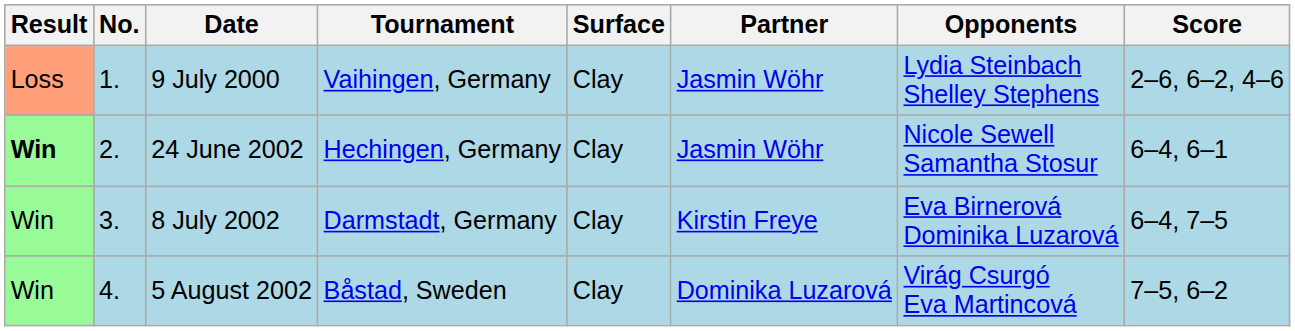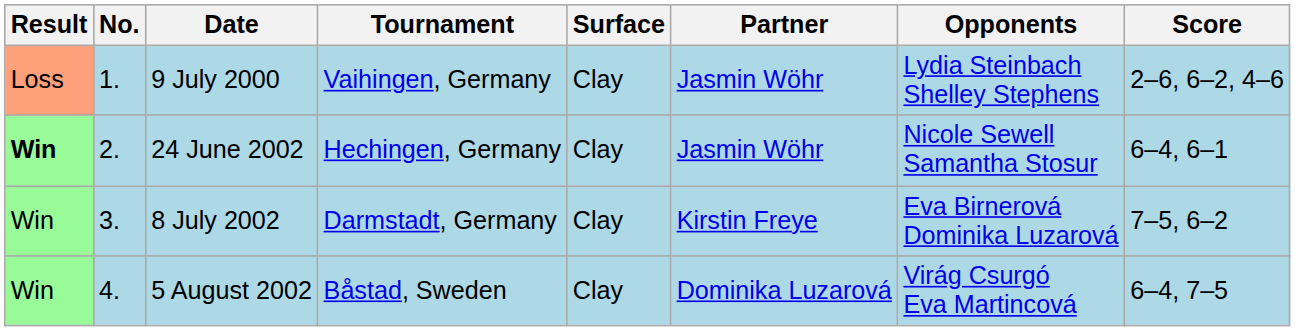(1179, 219) 6–4, 7–5 -> (1179, 219) 7–5, 6–2
(1179, 289) 7–5, 6–2 -> (1179, 289) 6–4, 7–5
